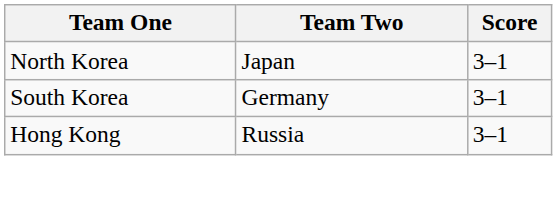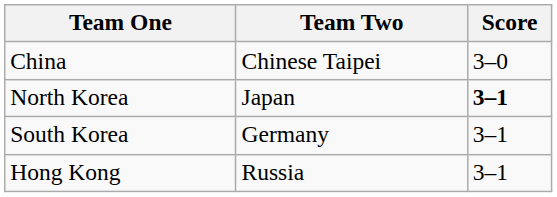+ row: (38, 60)
(490, 60) normal -> (490, 97) bold
